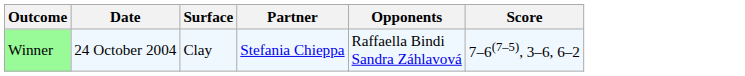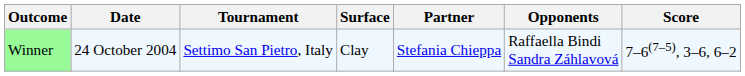+ column: (258, 16)
